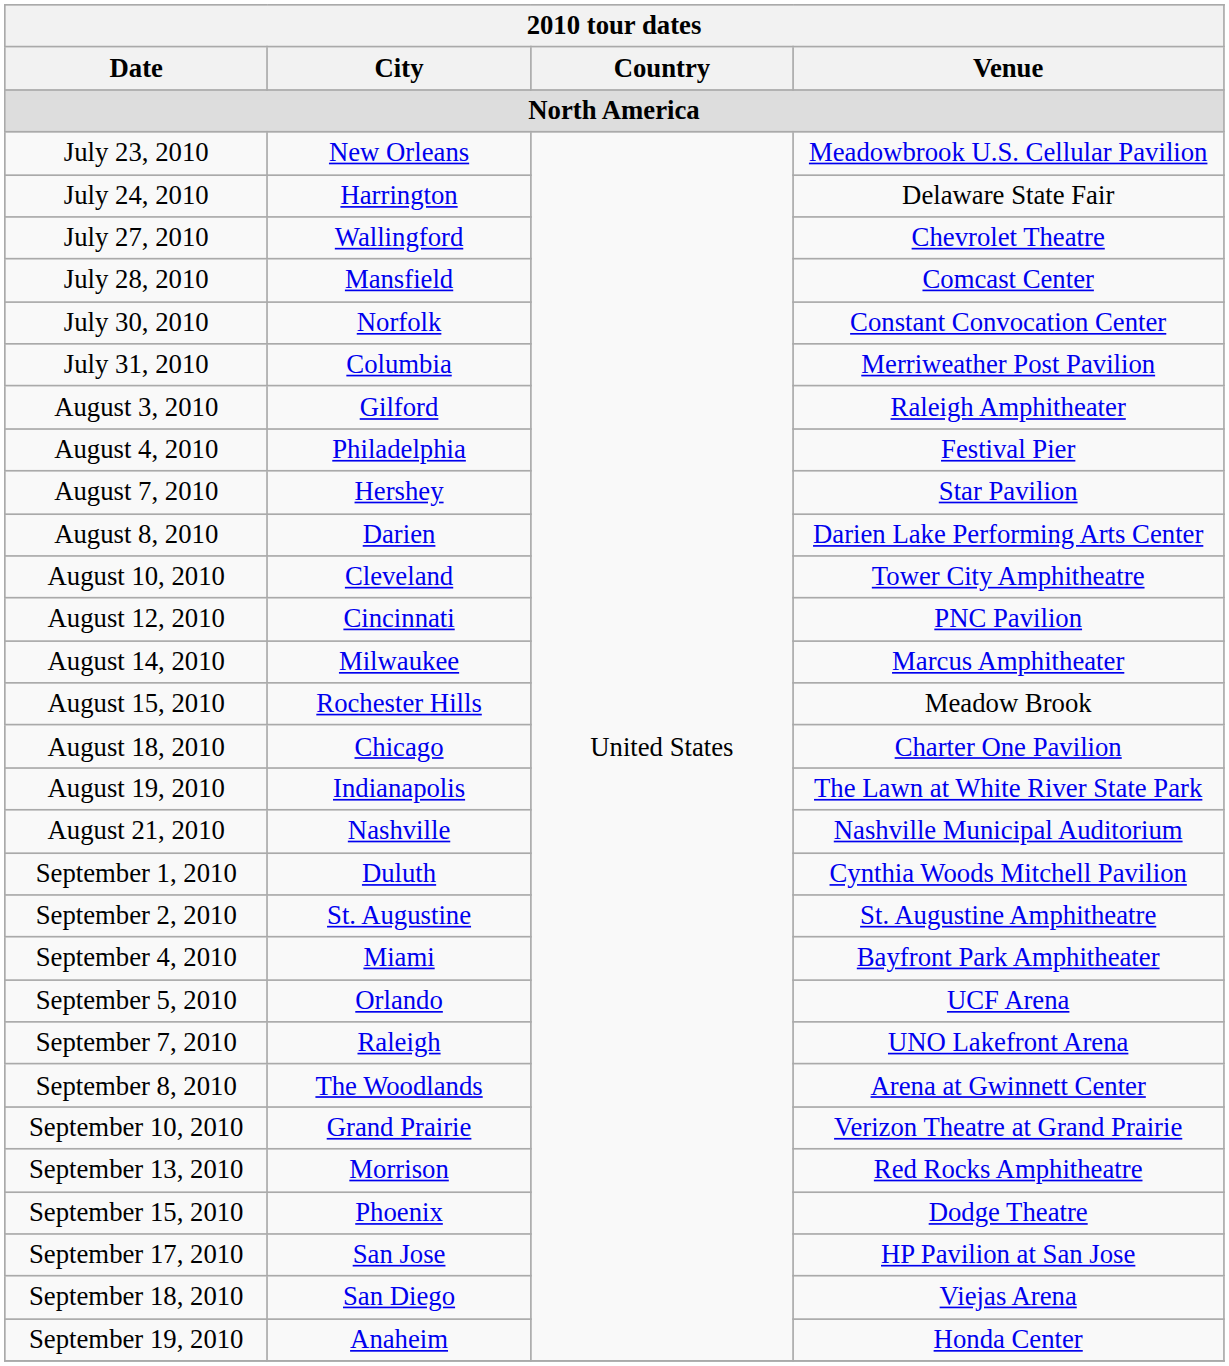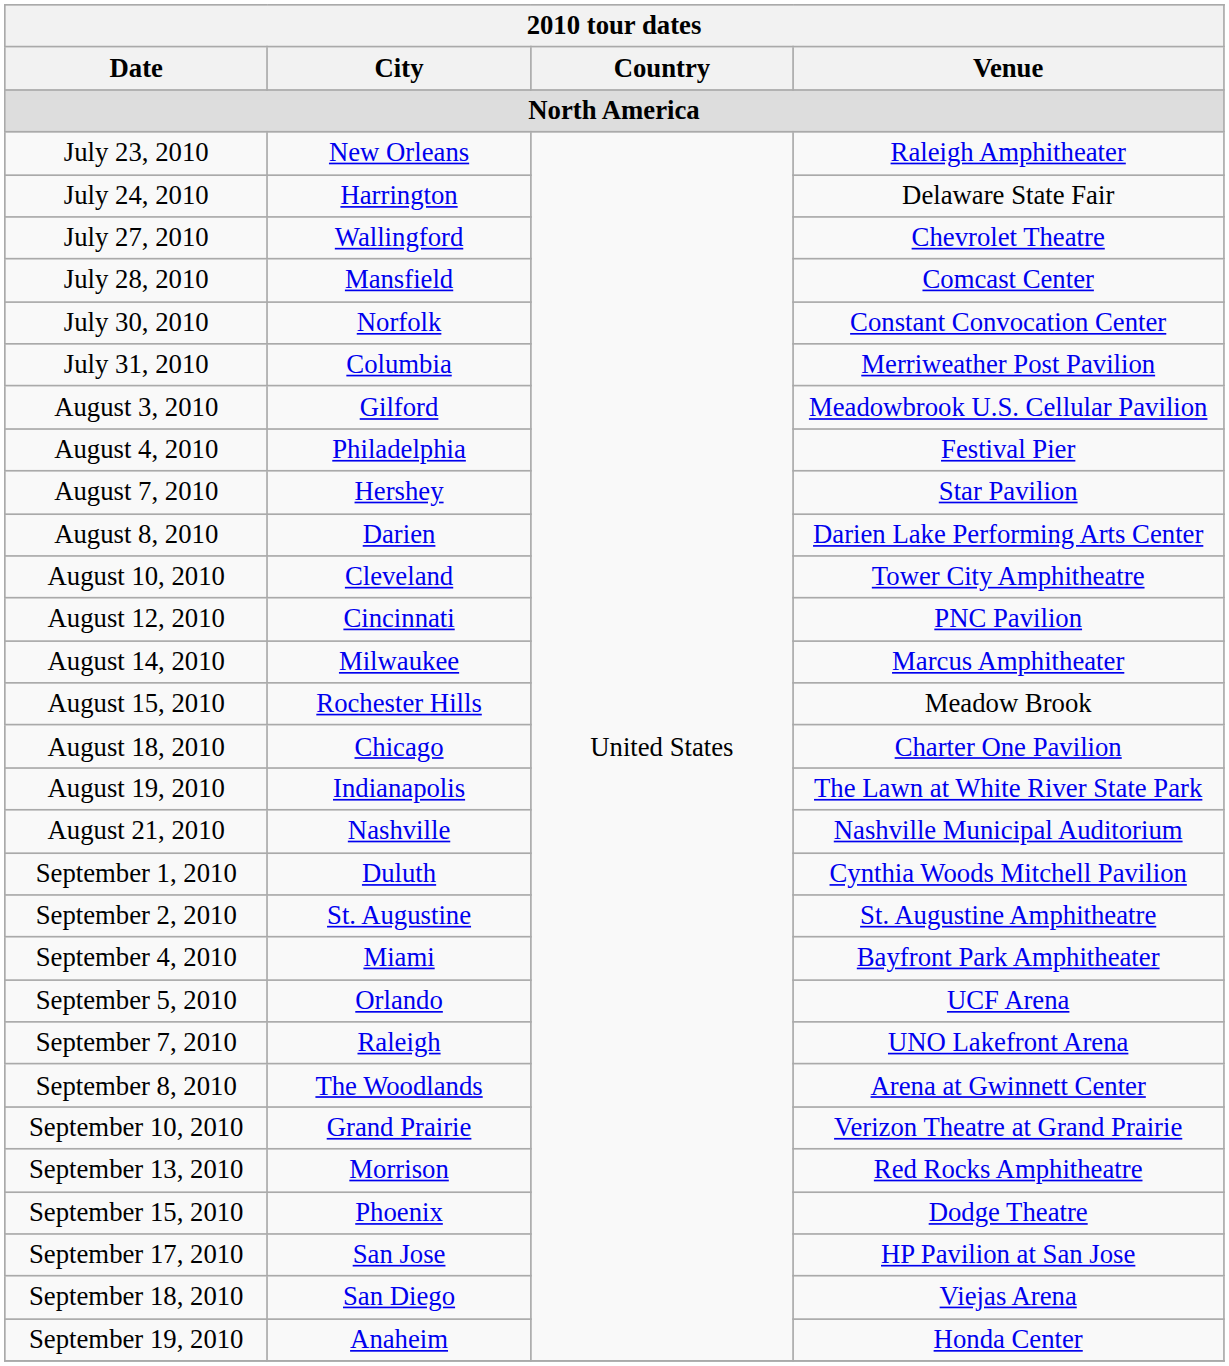(1008, 152) Meadowbrook U.S. Cellular Pavilion -> (1008, 152) Raleigh Amphitheater
(1008, 407) Raleigh Amphitheater -> (1008, 407) Meadowbrook U.S. Cellular Pavilion
